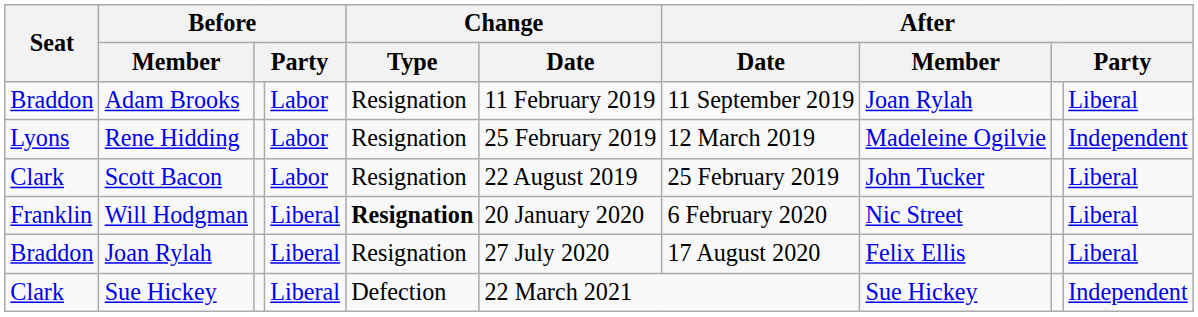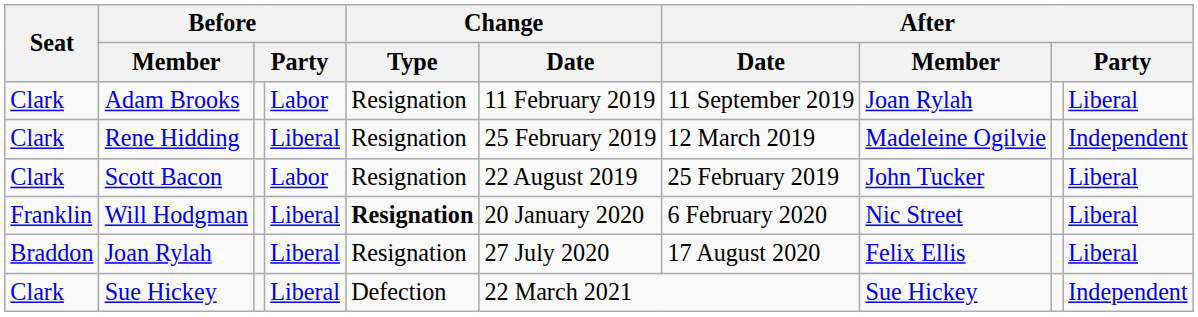(52, 100) Braddon -> (37, 100) Clark
(40, 138) Lyons -> (37, 138) Clark
(299, 138) Labor -> (305, 138) Liberal
